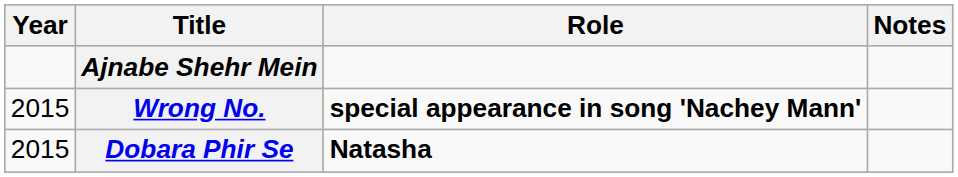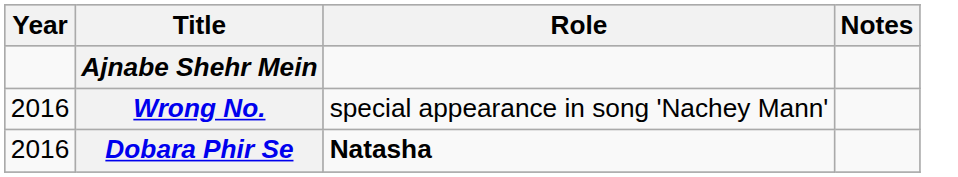(40, 108) 2015 -> (40, 108) 2016
(595, 108) bold -> (579, 108) normal
(40, 150) 2015 -> (40, 150) 2016
